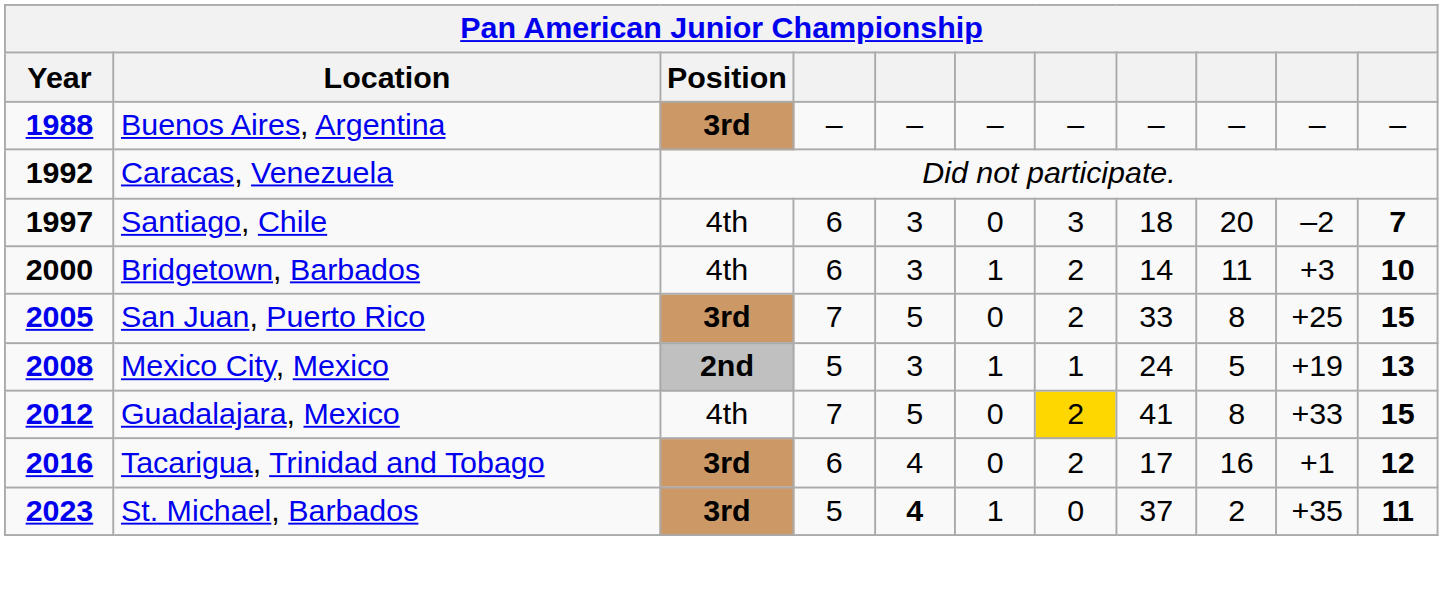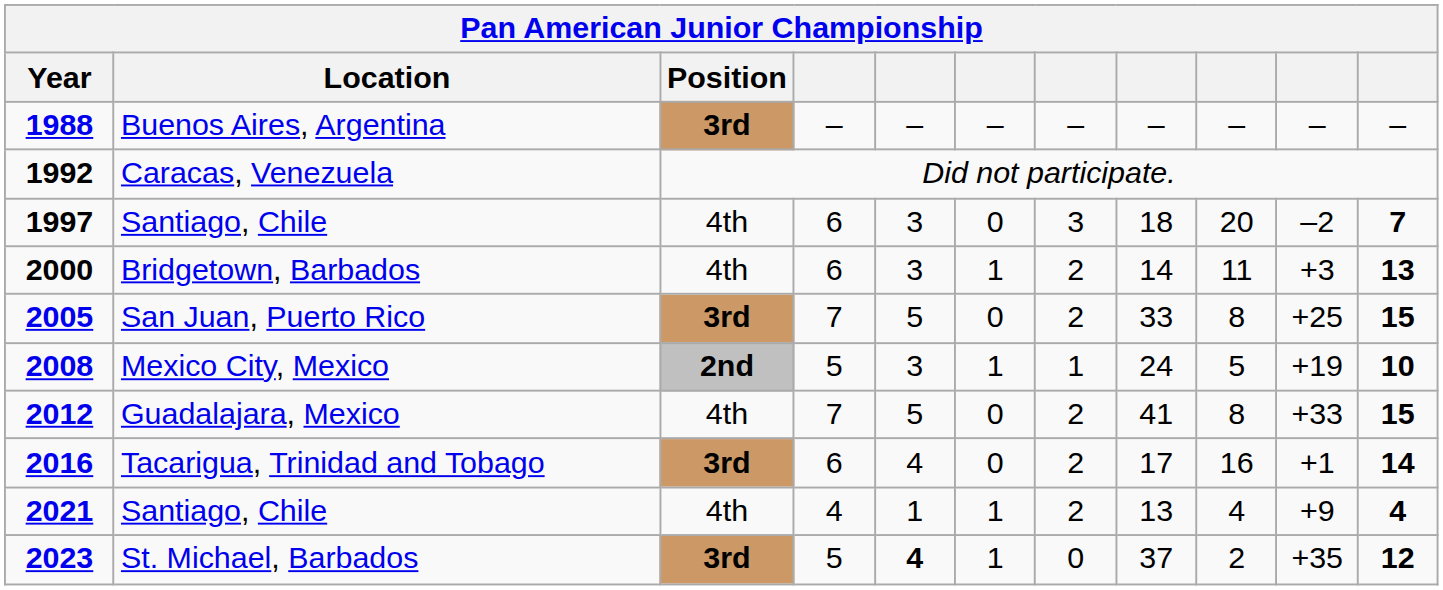(1398, 269) 10 -> (1398, 269) 13
(1398, 366) 13 -> (1398, 366) 10
(1076, 414) gold background -> (1076, 414) no background
(1398, 462) 12 -> (1398, 462) 14
+ row: (59, 510)
(1398, 510) 11 -> (1398, 558) 12
